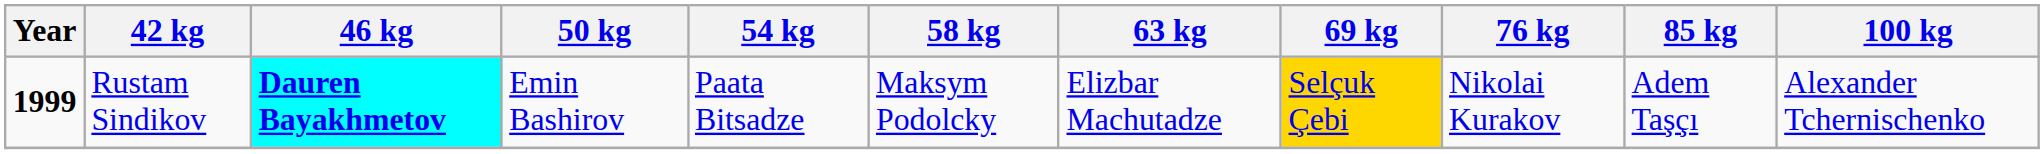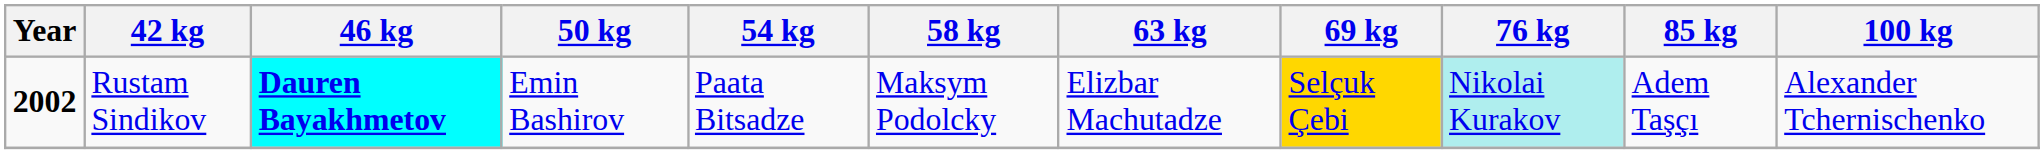(45, 101) 1999 -> (45, 101) 2002
(1505, 101) no background -> (1505, 101) paleturquoise background
